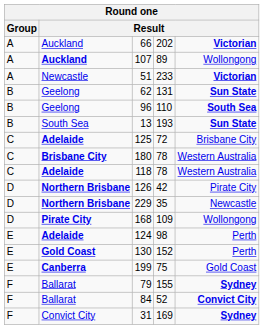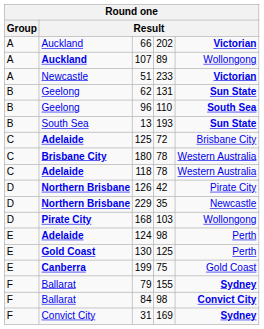(165, 220) 109 -> (165, 220) 103
(165, 252) 152 -> (165, 252) 125
(162, 300) 52 -> (162, 300) 98
